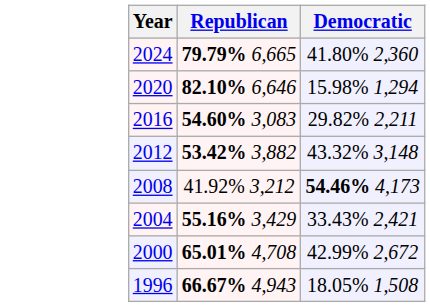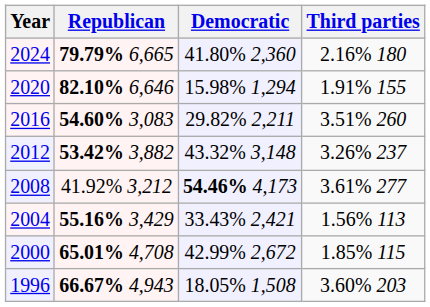+ column: (363, 21)
